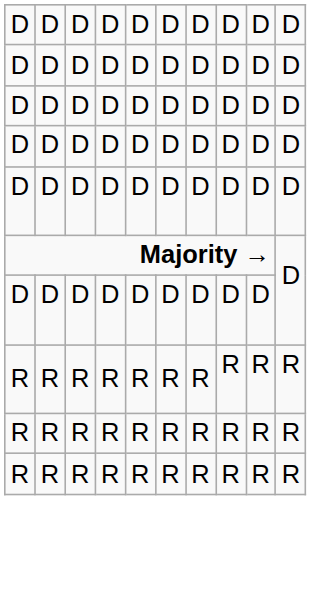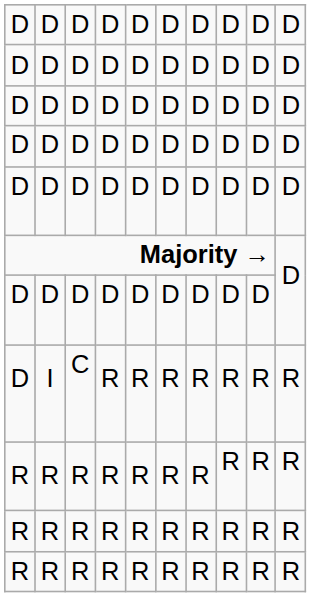+ row: (50, 378)
